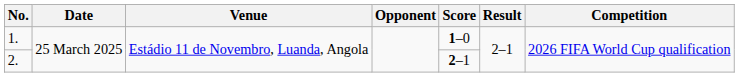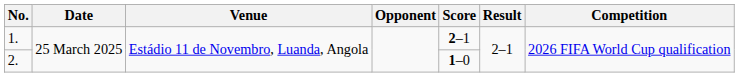(459, 38) 1–0 -> (459, 38) 2–1
(459, 60) 2–1 -> (459, 60) 1–0
